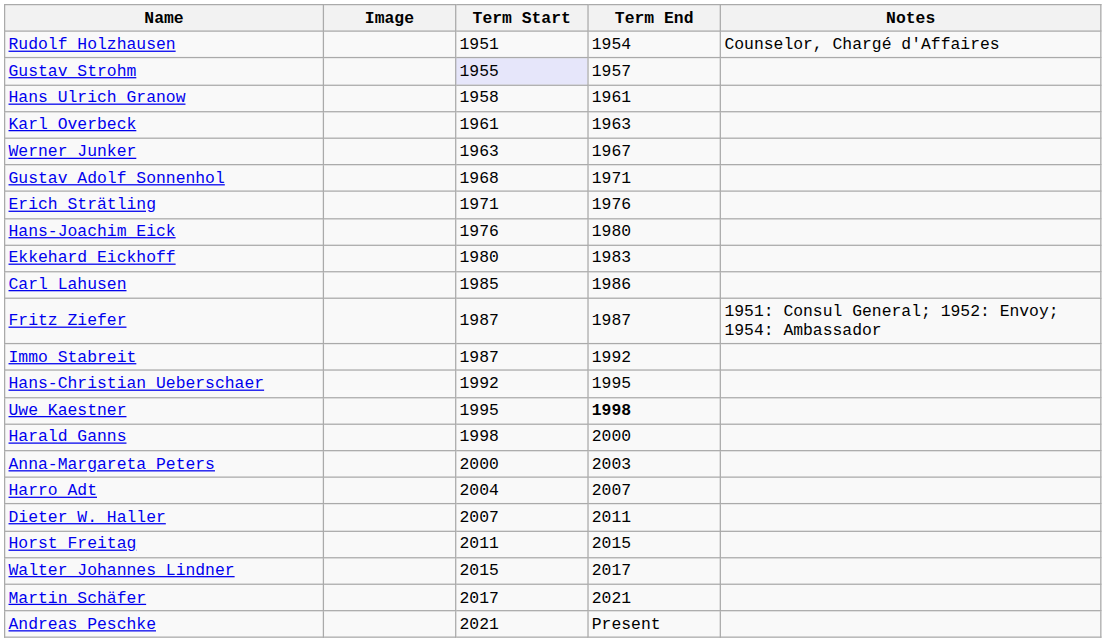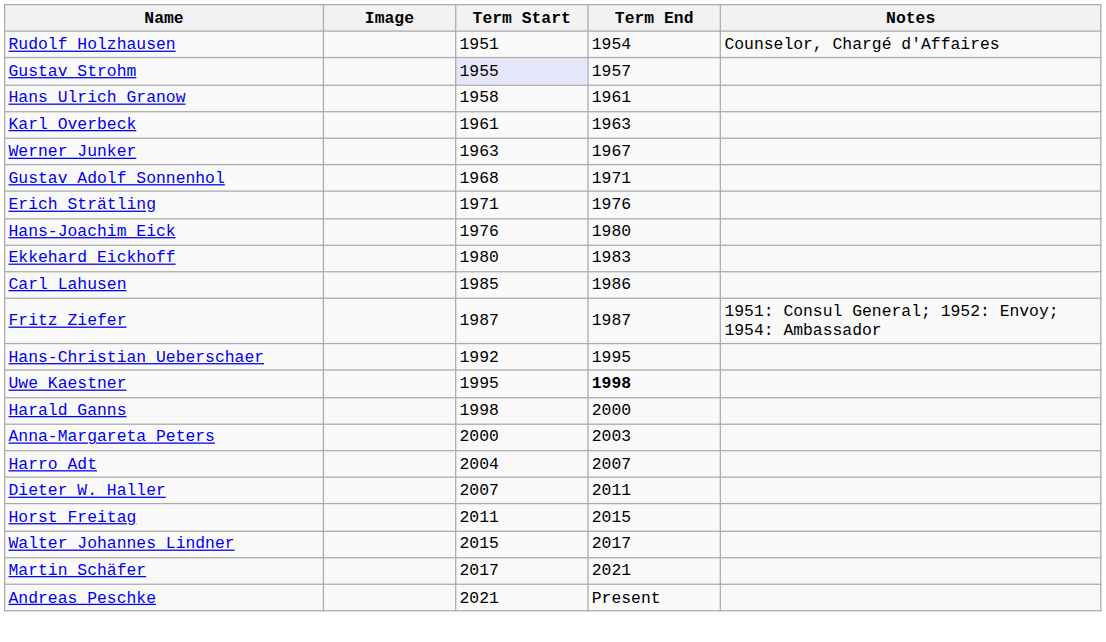- row: (72, 357)
